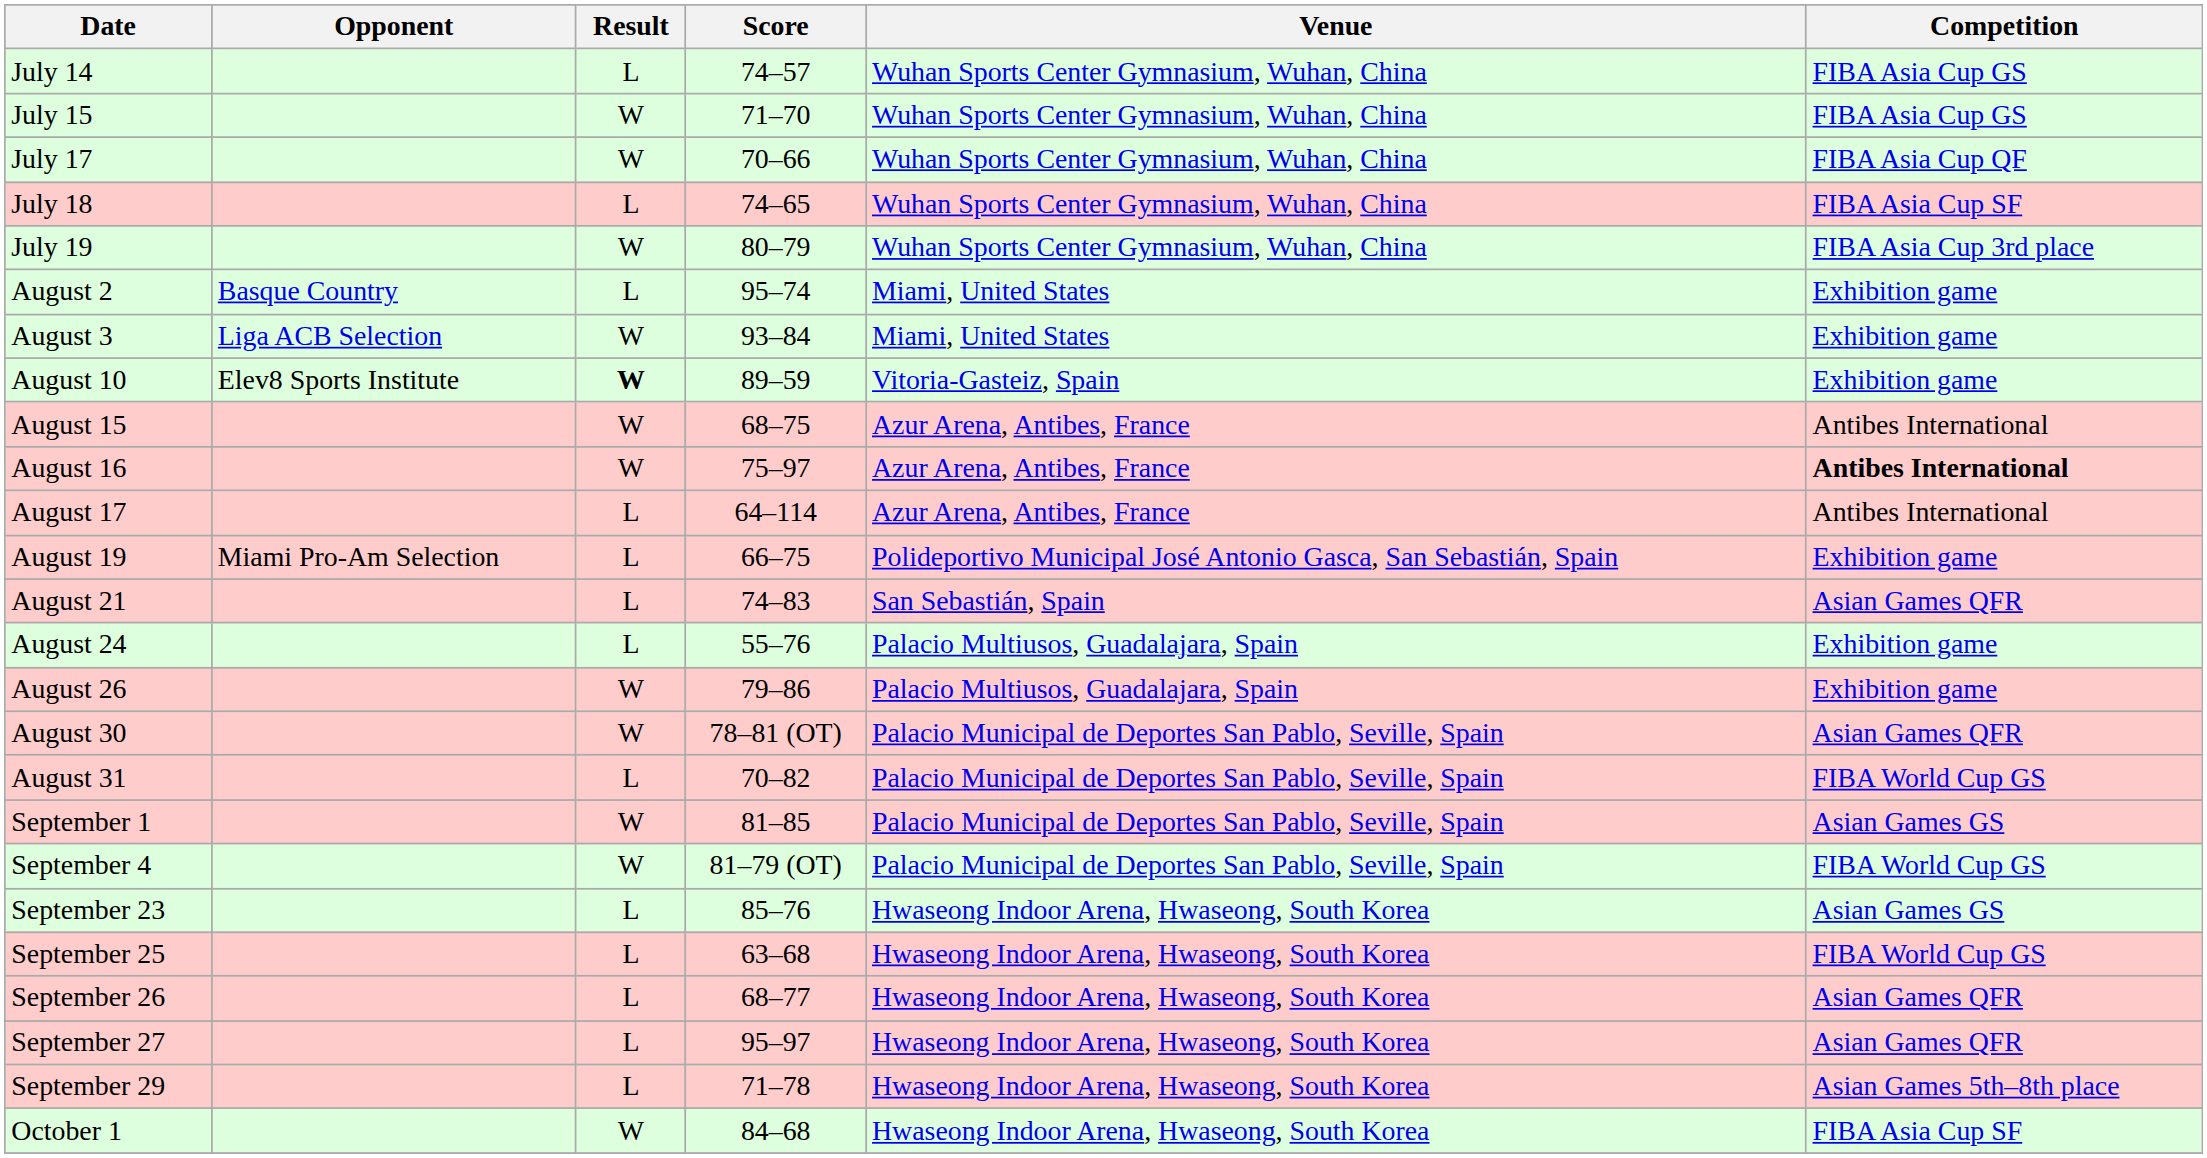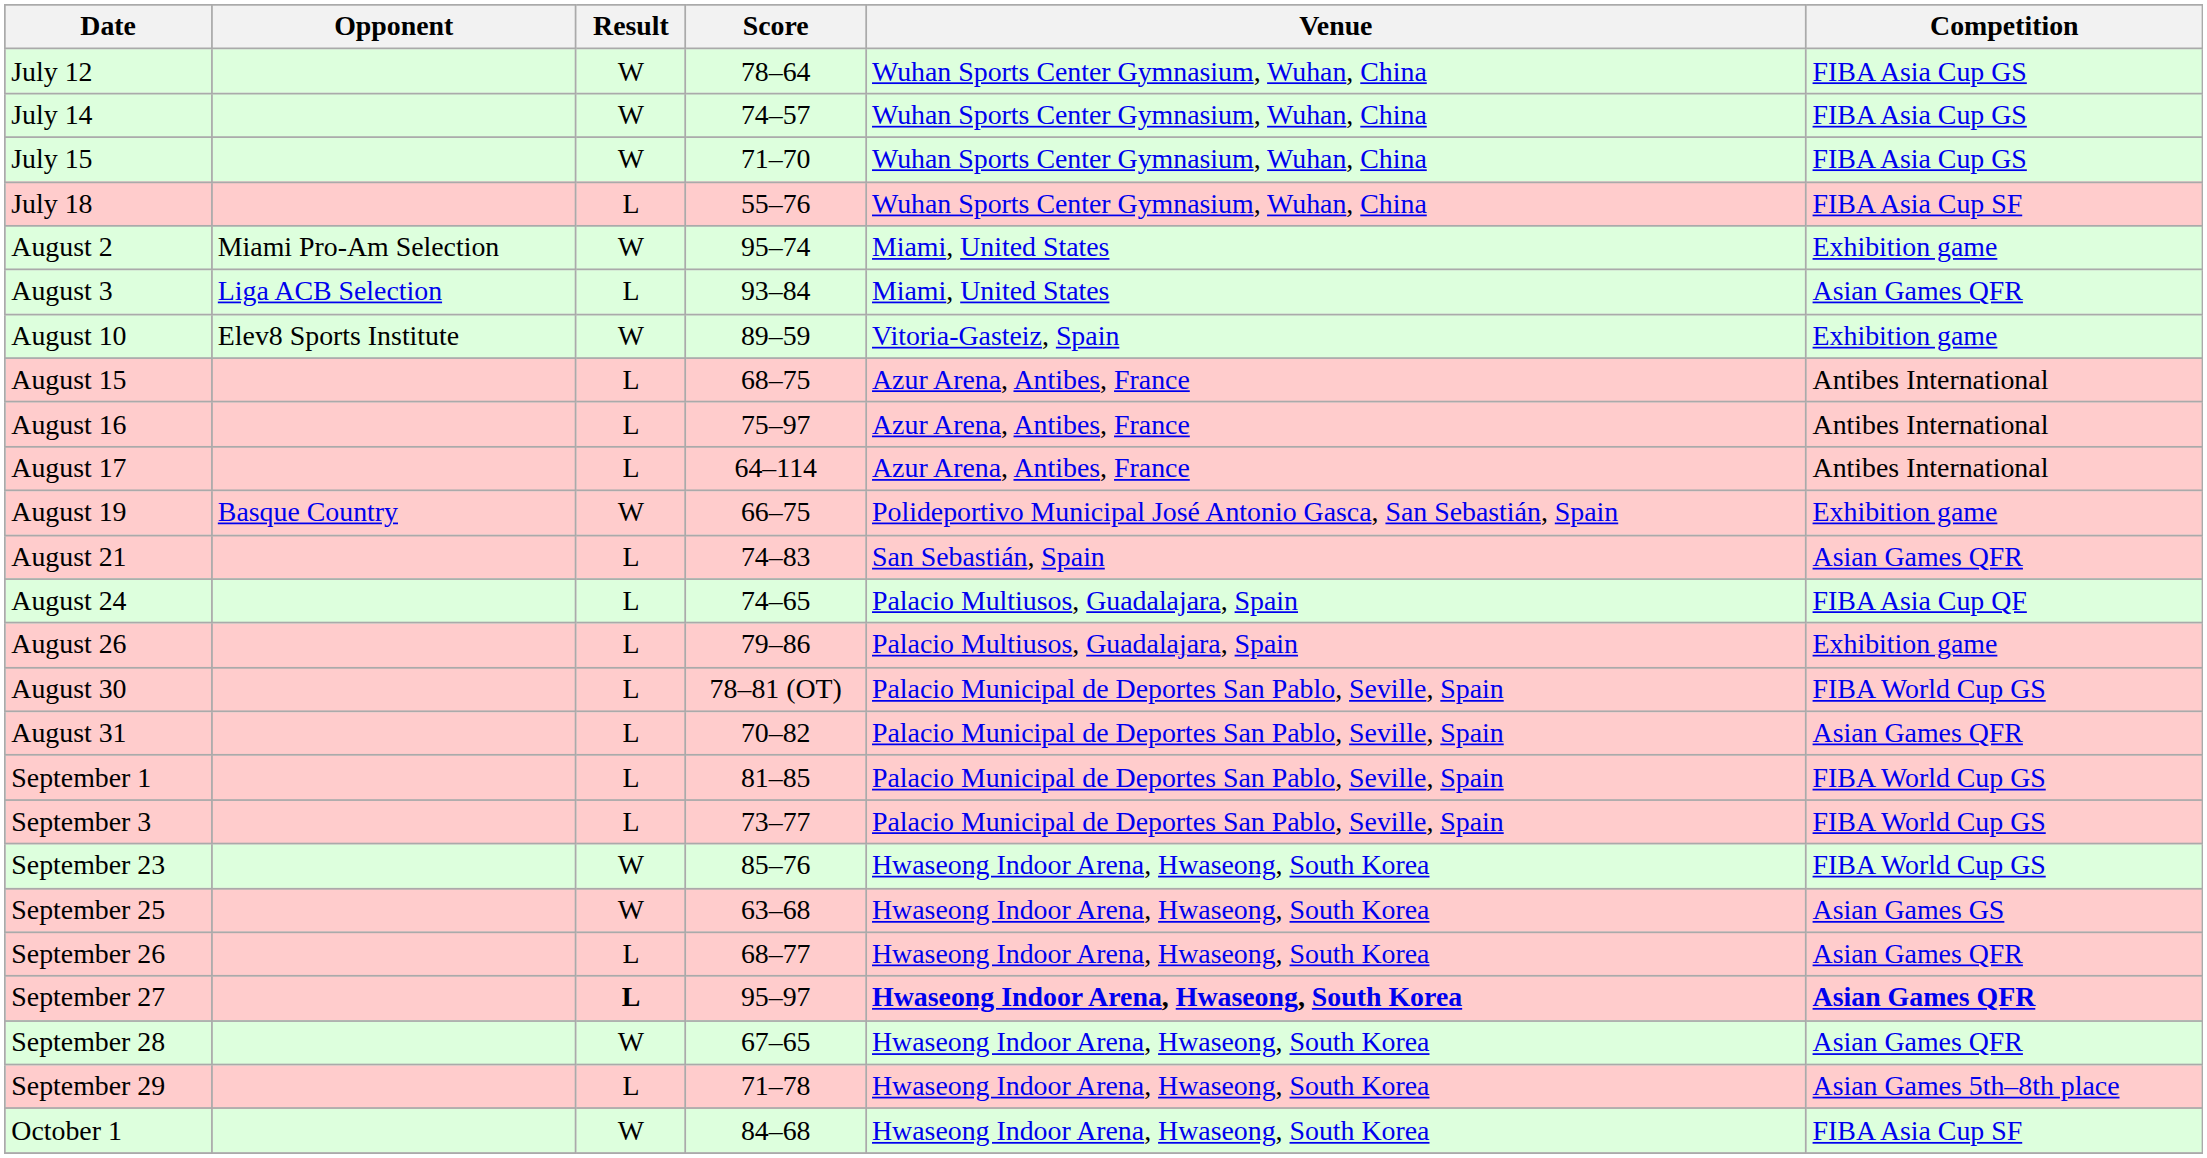+ row: (52, 70)
(631, 70) L -> (631, 114) W
- row: (52, 159)
(776, 203) 74–65 -> (776, 203) 55–76
- row: (52, 247)
(308, 291) Basque Country -> (359, 247) Miami Pro-Am Selection
(631, 291) L -> (631, 247) W
(631, 335) W -> (631, 291) L
(1905, 335) Exhibition game -> (1918, 291) Asian Games QFR
(631, 379) bold -> (631, 335) normal
(631, 423) W -> (631, 379) L
(631, 468) W -> (631, 423) L
(1941, 468) bold -> (1930, 423) normal
(359, 556) Miami Pro-Am Selection -> (308, 512) Basque Country
(631, 556) L -> (631, 512) W
(776, 644) 55–76 -> (776, 600) 74–65
(1905, 644) Exhibition game -> (1920, 600) FIBA Asia Cup QF
(631, 688) W -> (631, 644) L
(631, 733) W -> (631, 688) L
(1918, 733) Asian Games QFR -> (1929, 688) FIBA World Cup GS
(1929, 777) FIBA World Cup GS -> (1918, 733) Asian Games QFR
(631, 821) W -> (631, 777) L
(1908, 821) Asian Games GS -> (1929, 777) FIBA World Cup GS
+ row: (81, 821)
- row: (81, 865)
(631, 909) L -> (631, 865) W
(1908, 909) Asian Games GS -> (1929, 865) FIBA World Cup GS
(631, 953) L -> (631, 909) W
(1929, 953) FIBA World Cup GS -> (1908, 909) Asian Games GS
(631, 1042) normal -> (631, 997) bold
(1151, 1042) normal -> (1167, 997) bold
(1918, 1042) normal -> (1924, 997) bold
+ row: (88, 1042)
